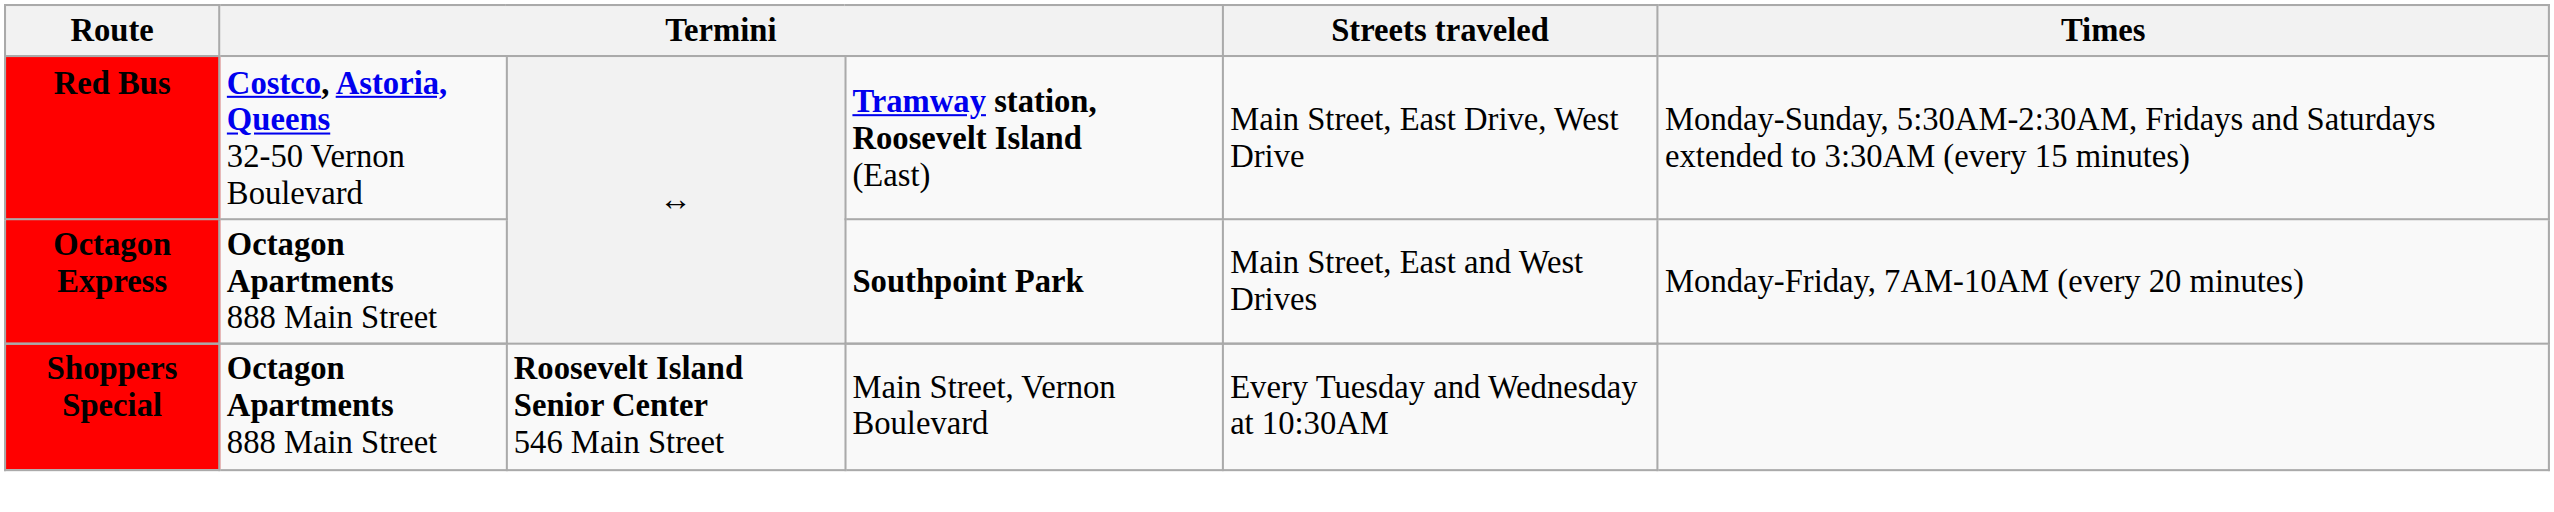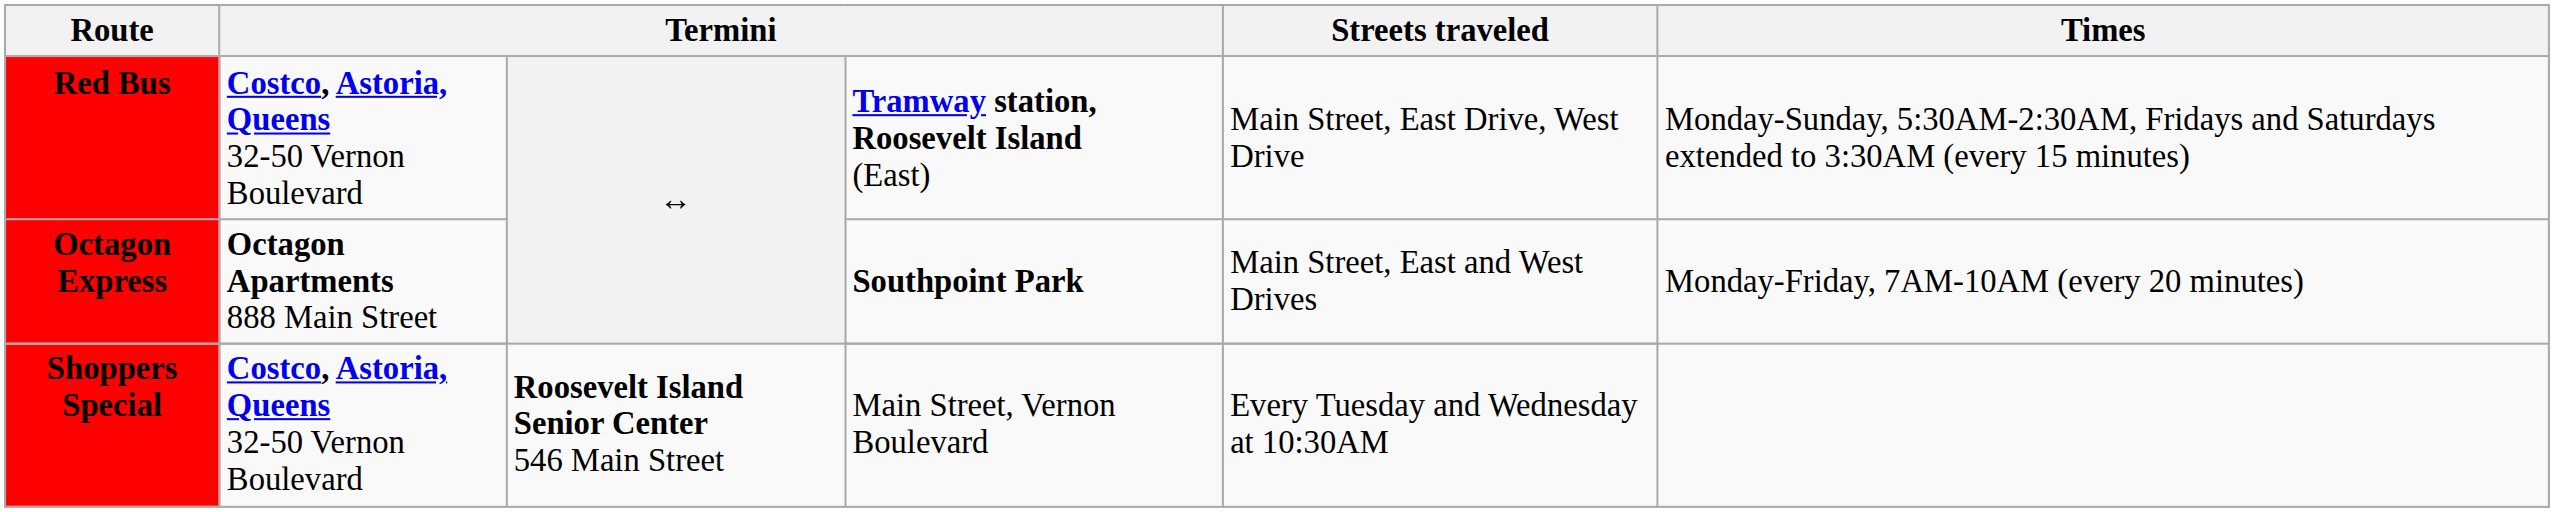(332, 405) Octagon Apartments 888 Main Street -> (337, 424) Costco, Astoria, Queens 32-50 Vernon Boulevard
